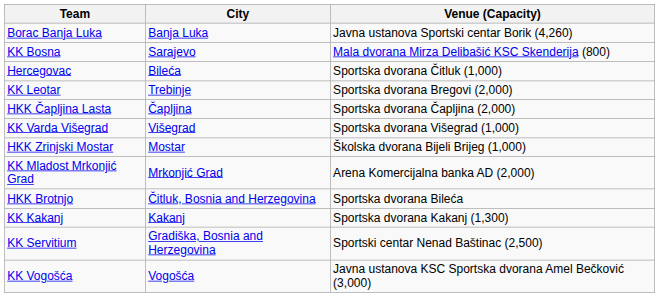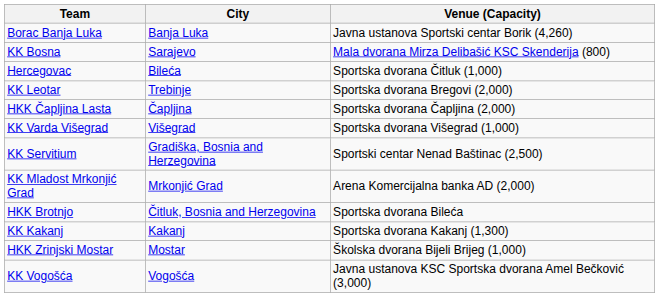rows swapped: (42, 243) <-> (60, 147)
